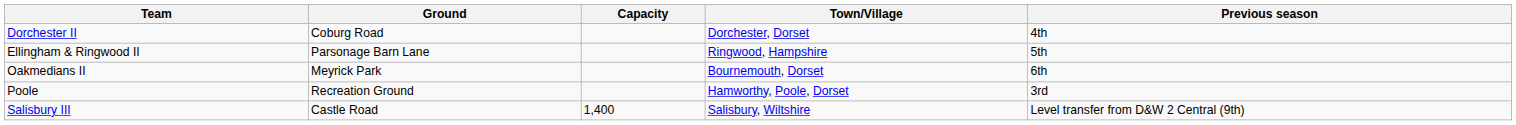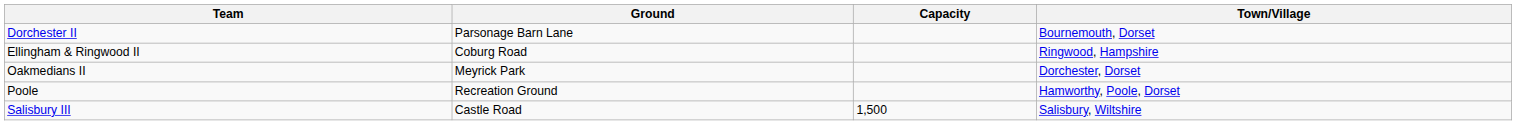- column: (1270, 14)
(347, 33) Coburg Road -> (514, 33) Parsonage Barn Lane
(758, 33) Dorchester, Dorset -> (1097, 33) Bournemouth, Dorset
(370, 52) Parsonage Barn Lane -> (491, 52) Coburg Road
(766, 71) Bournemouth, Dorset -> (1090, 71) Dorchester, Dorset
(599, 110) 1,400 -> (872, 110) 1,500
